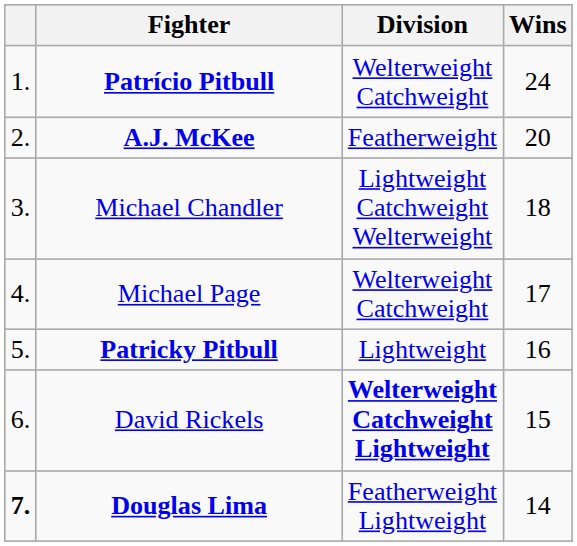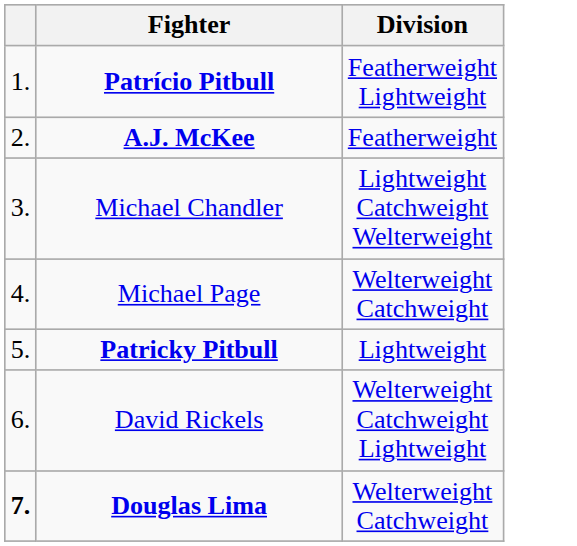- column: (538, 25)
(422, 81) Welterweight Catchweight -> (422, 81) Featherweight Lightweight
(422, 420) bold -> (422, 420) normal
(422, 505) Featherweight Lightweight -> (422, 505) Welterweight Catchweight
